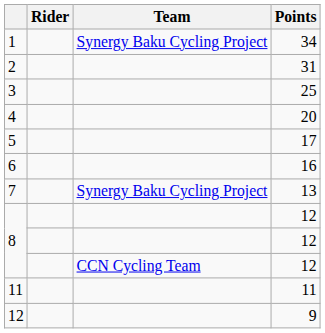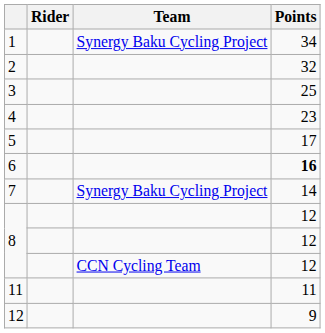(309, 66) 31 -> (309, 66) 32
(309, 116) 20 -> (309, 116) 23
(309, 166) normal -> (309, 166) bold
(309, 191) 13 -> (309, 191) 14
